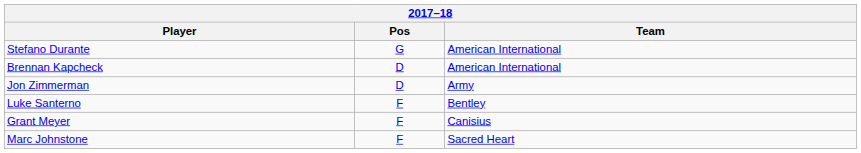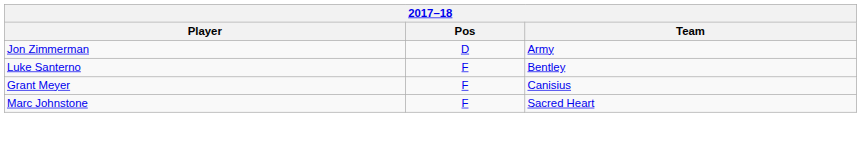- row: (48, 49)
- row: (55, 67)
